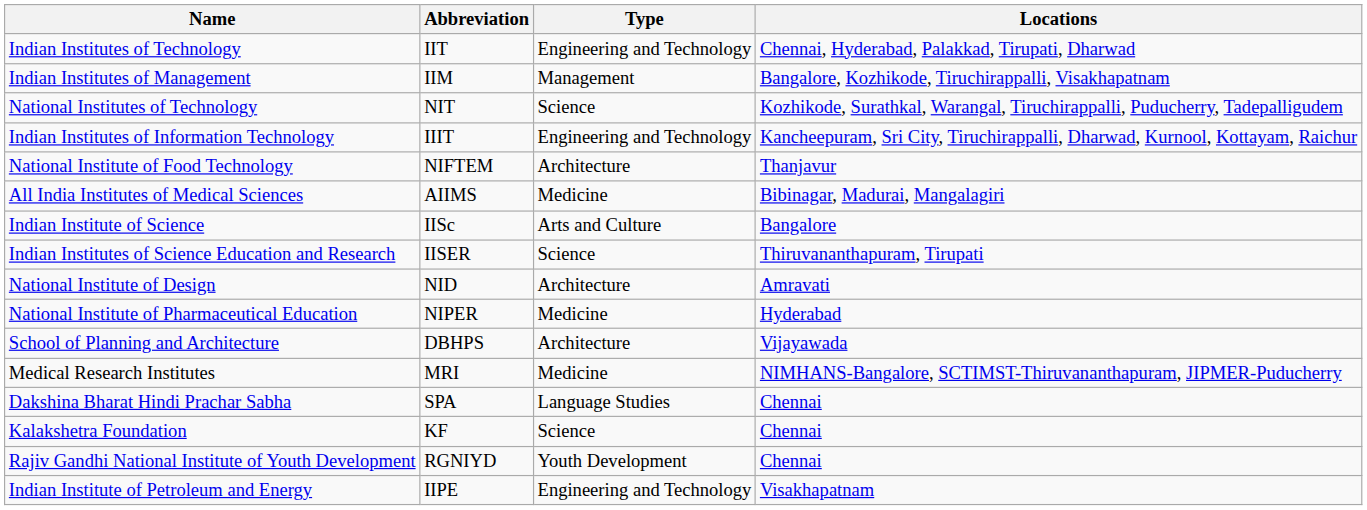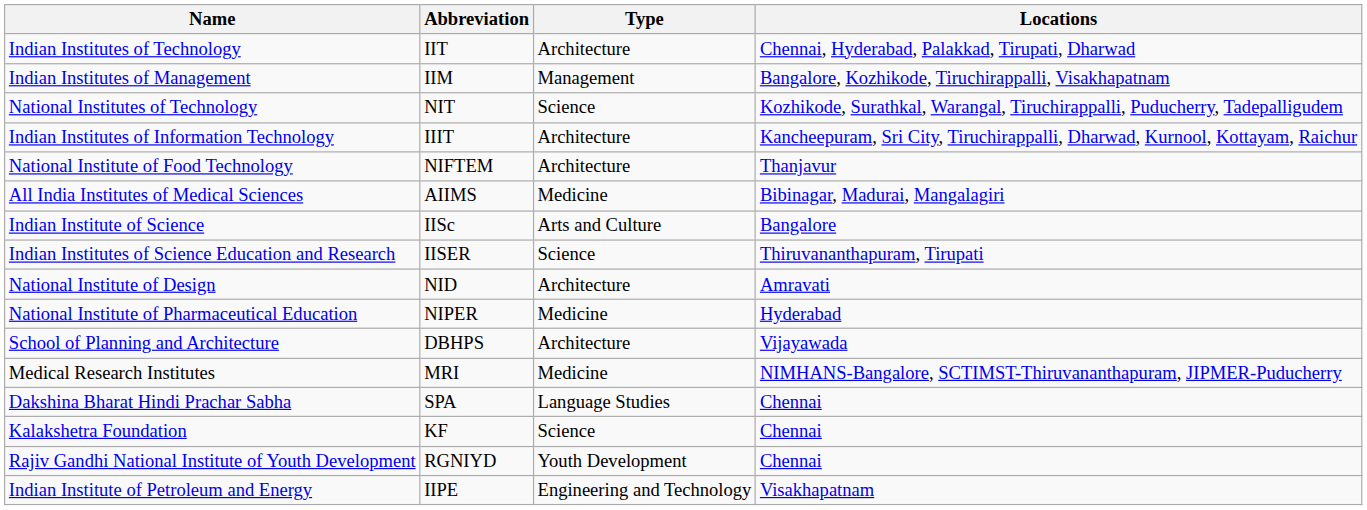(644, 48) Engineering and Technology -> (584, 48) Architecture
(644, 136) Engineering and Technology -> (584, 136) Architecture
